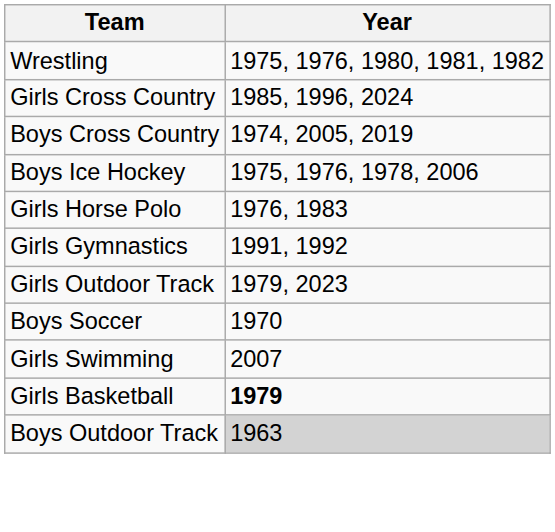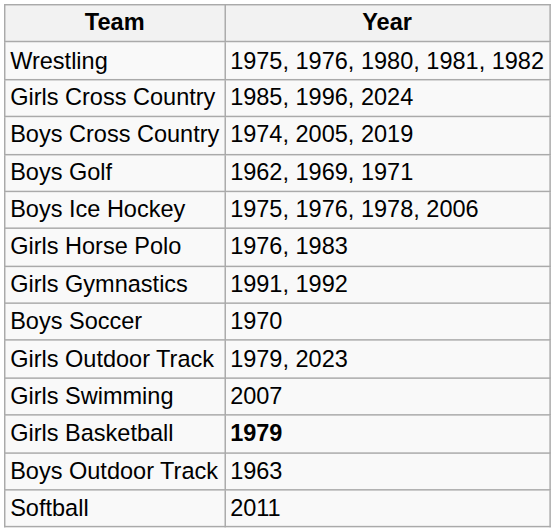+ row: (61, 172)
rows swapped: (112, 284) <-> (76, 321)
(256, 433) lightgrey background -> (256, 470) no background
+ row: (49, 508)
